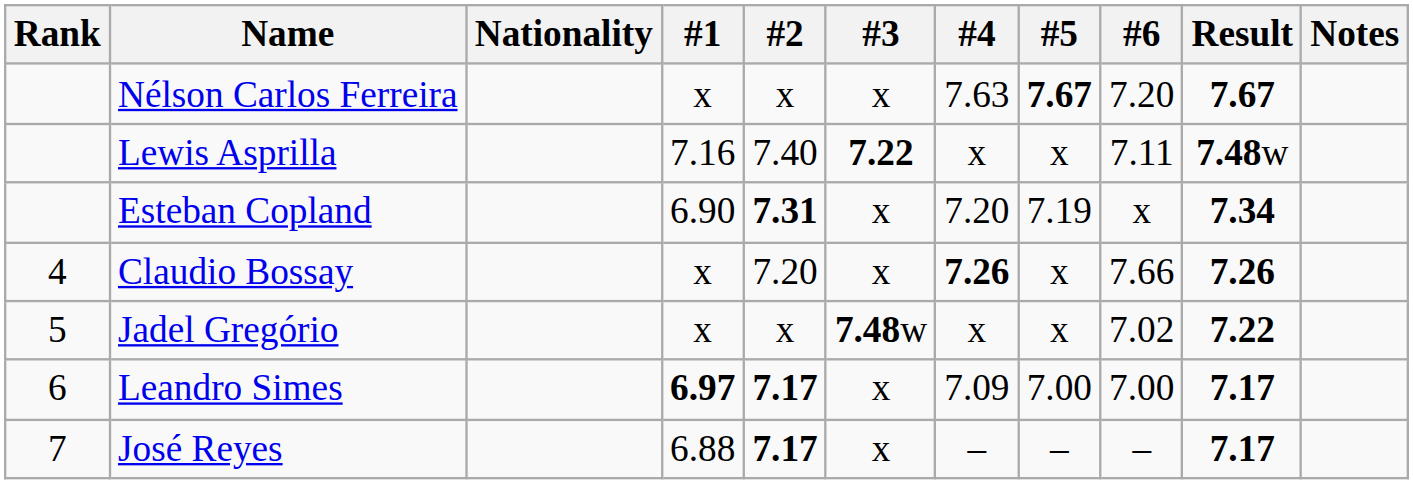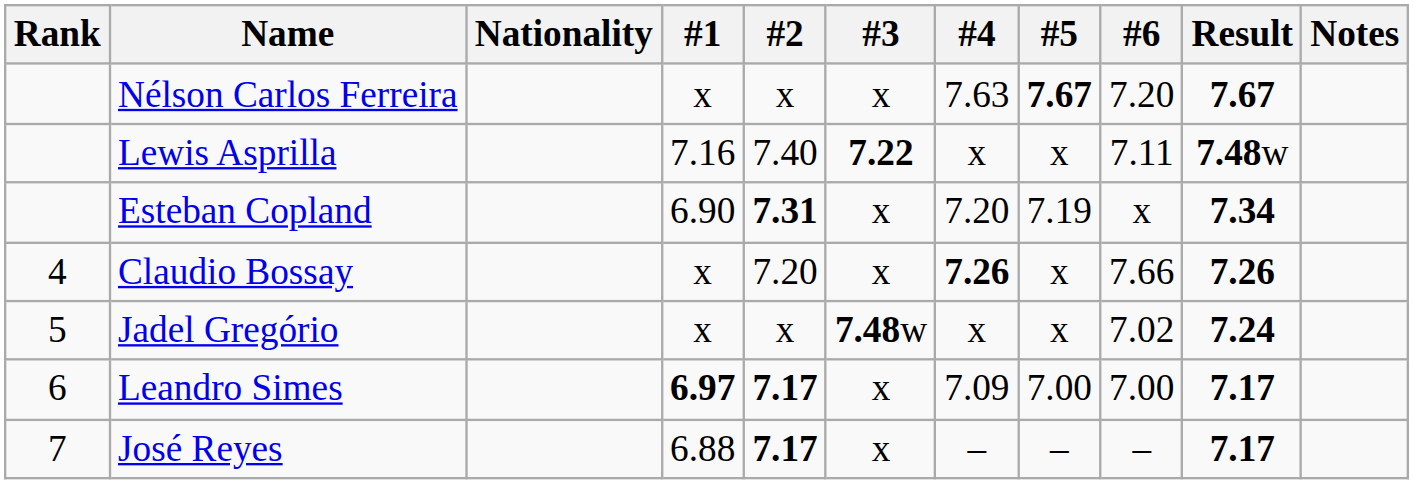(1242, 329) 7.22 -> (1242, 329) 7.24
